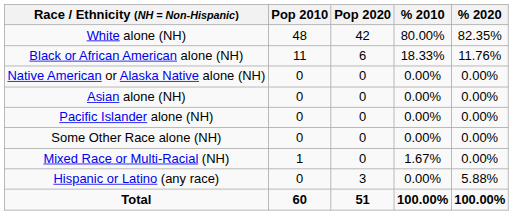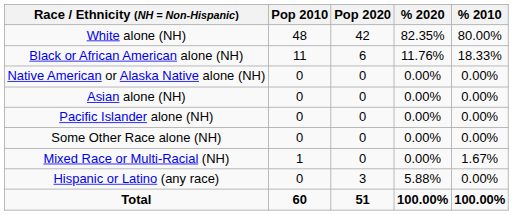columns swapped: (423, 14) <-> (480, 14)
